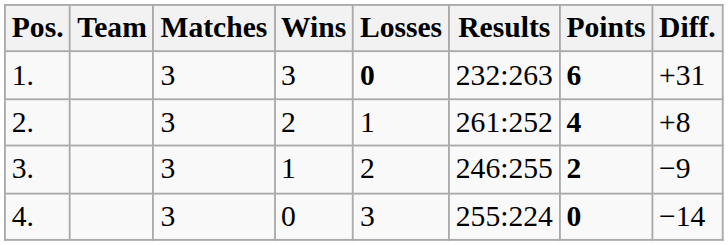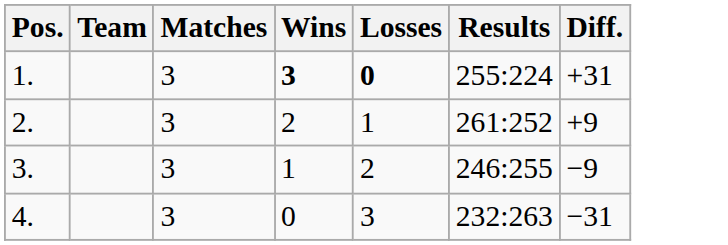- column: (606, 27)
(288, 74) normal -> (288, 74) bold
(504, 74) 232:263 -> (504, 74) 255:224
(675, 121) +8 -> (582, 121) +9
(504, 215) 255:224 -> (504, 215) 232:263
(682, 215) −14 -> (590, 215) −31
